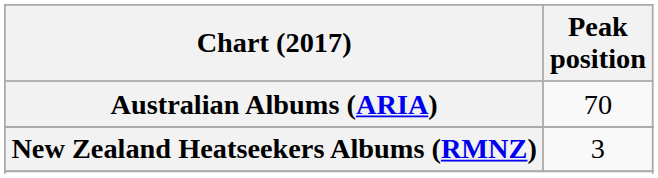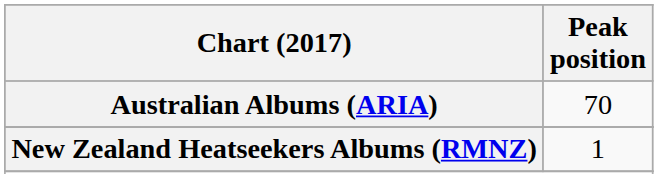(598, 148) 3 -> (598, 148) 1
